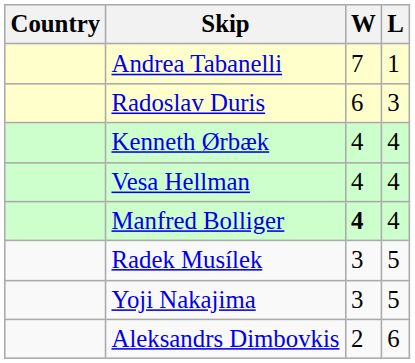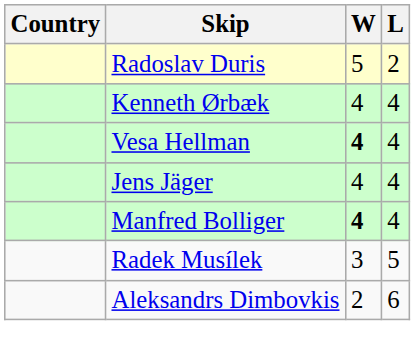- row: (197, 63)
(357, 102) 6 -> (357, 63) 5
(393, 102) 3 -> (393, 63) 2
(357, 181) normal -> (357, 142) bold
+ row: (162, 181)
- row: (184, 299)
